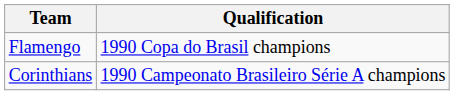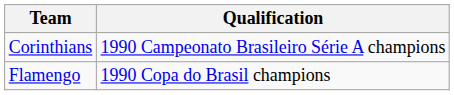rows swapped: (51, 75) <-> (45, 47)
